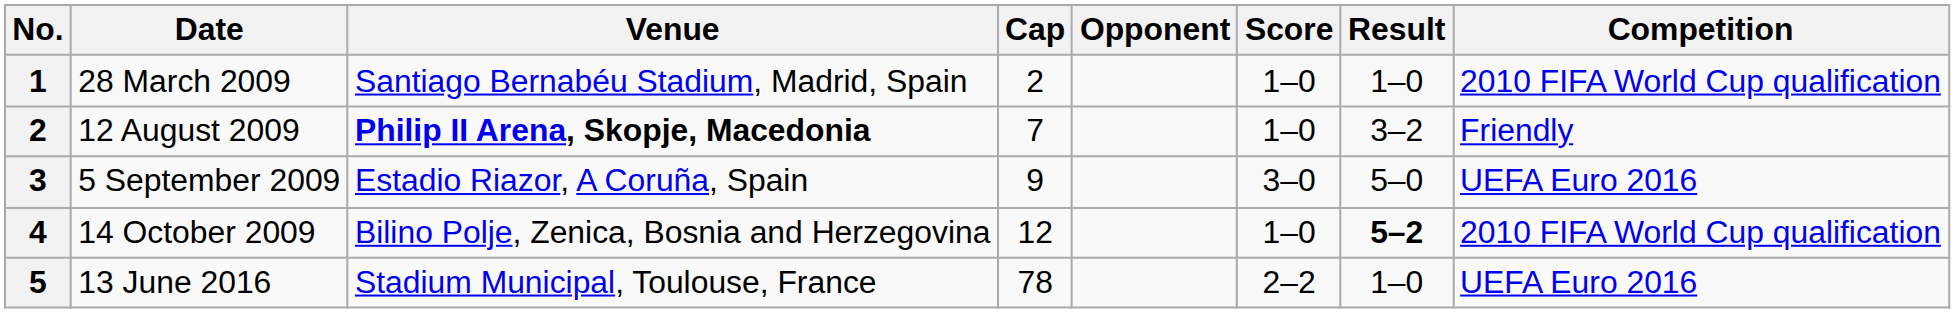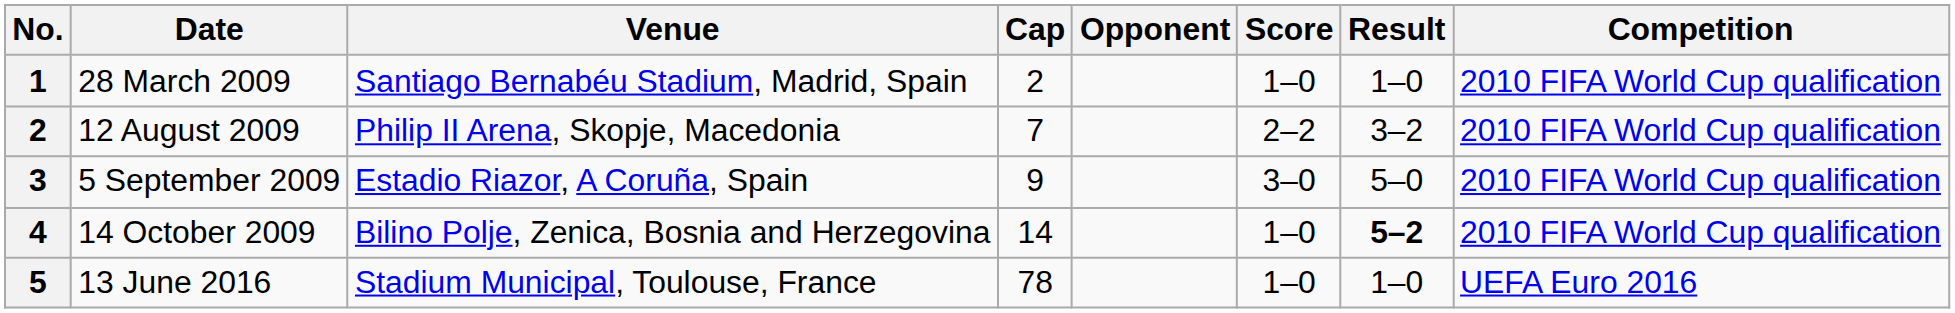(613, 130) bold -> (597, 130) normal
(1289, 130) 1–0 -> (1289, 130) 2–2
(1517, 130) Friendly -> (1701, 130) 2010 FIFA World Cup qualification
(1579, 181) UEFA Euro 2016 -> (1701, 181) 2010 FIFA World Cup qualification
(1035, 231) 12 -> (1035, 231) 14
(1289, 282) 2–2 -> (1289, 282) 1–0
